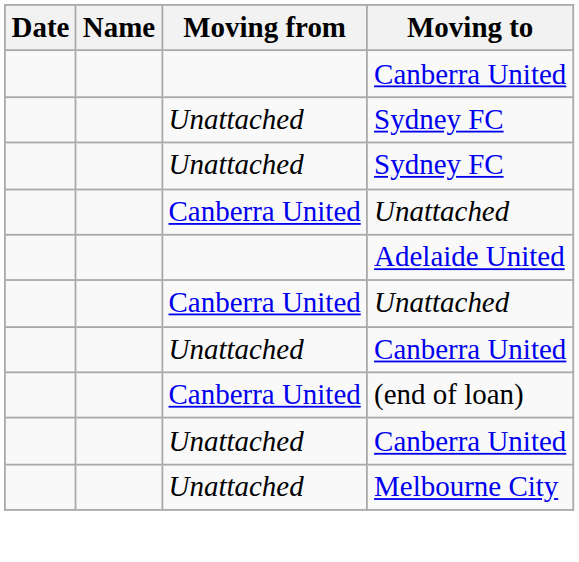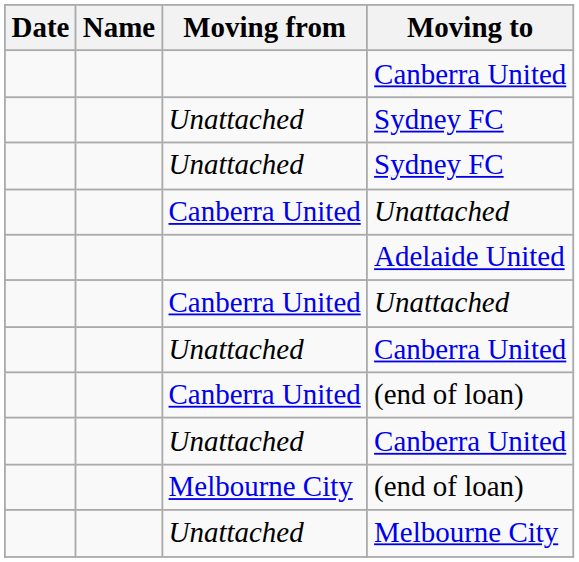+ row: (261, 486)
